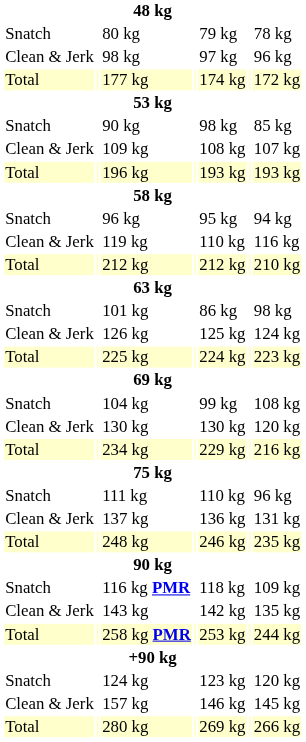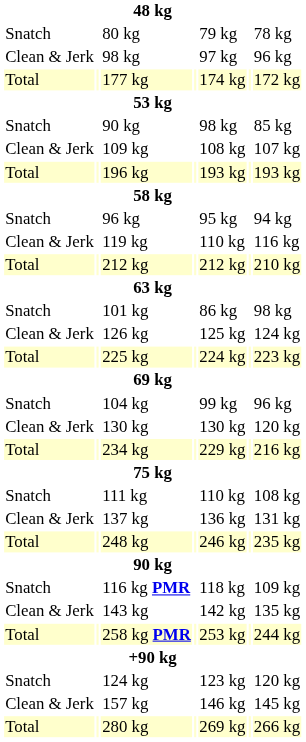(277, 403) 108 kg -> (273, 403) 96 kg
(273, 495) 96 kg -> (277, 495) 108 kg
